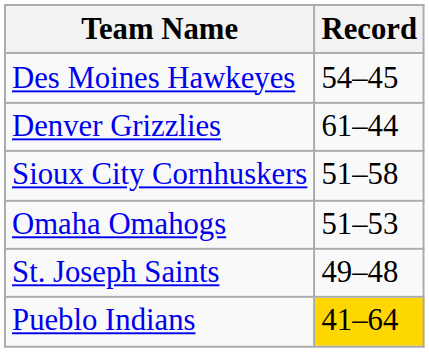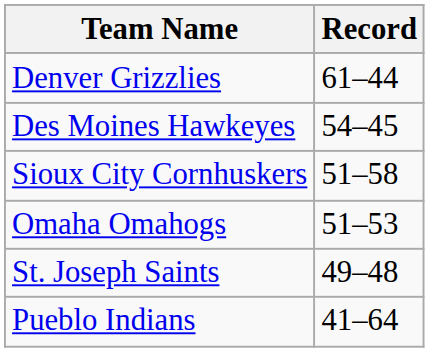rows swapped: (117, 126) <-> (154, 77)
(360, 321) gold background -> (360, 321) no background
